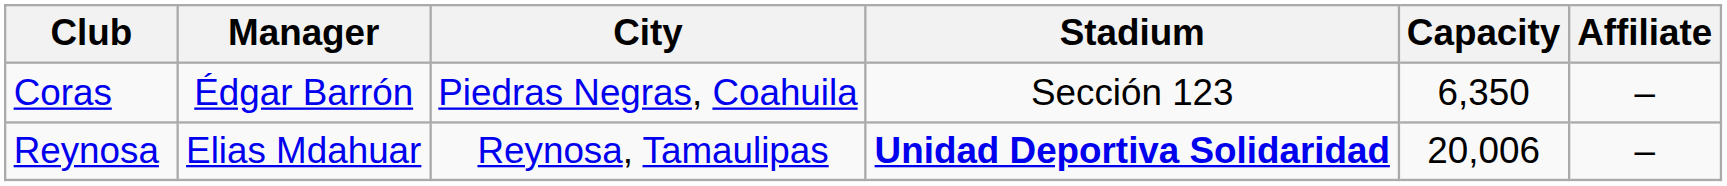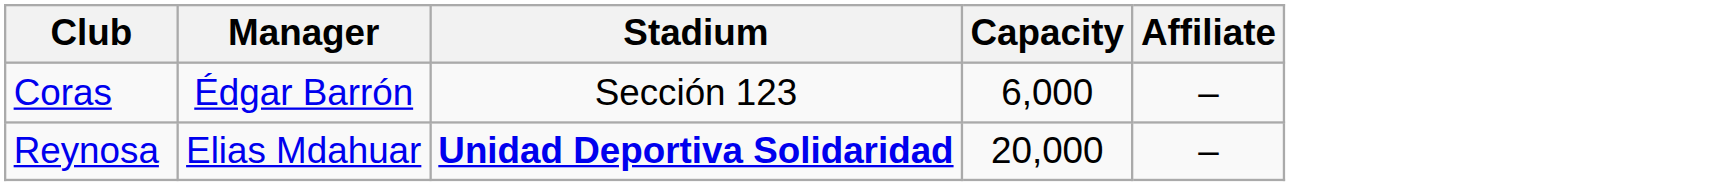- column: (648, 33)
(1484, 92) 6,350 -> (1047, 92) 6,000
(1484, 150) 20,006 -> (1047, 150) 20,000
